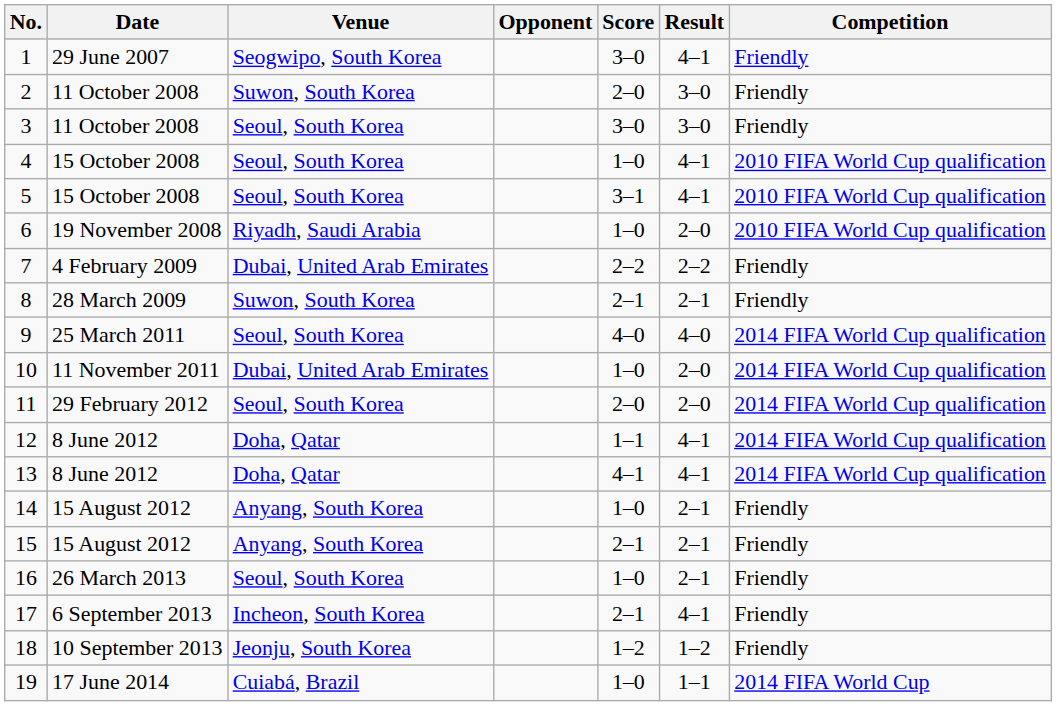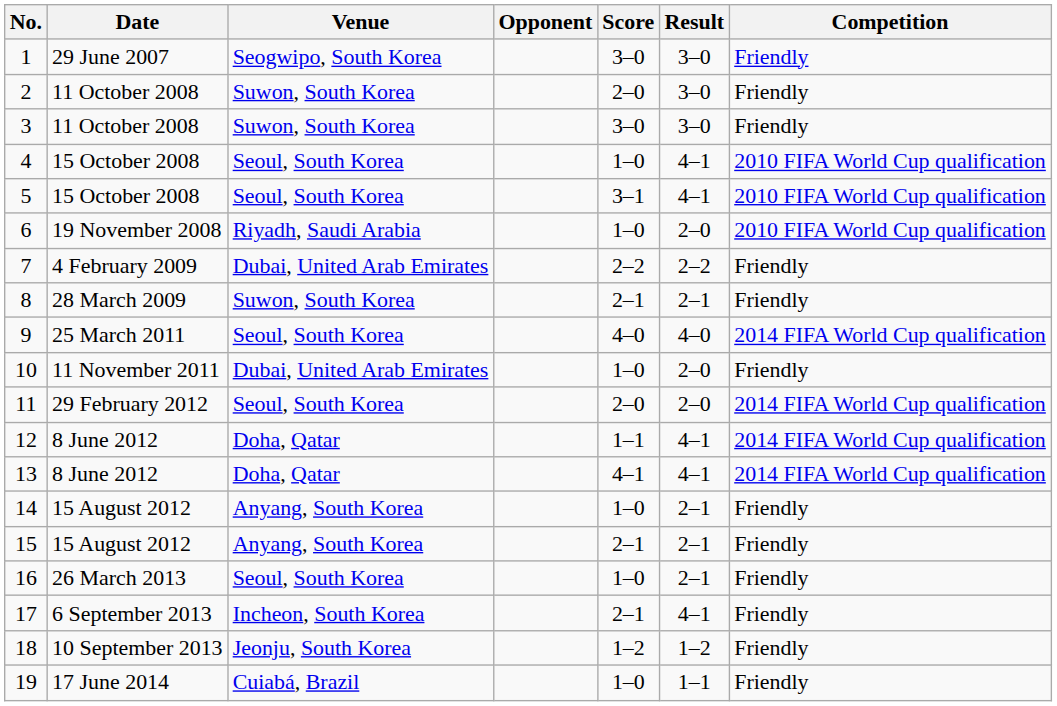(694, 56) 4–1 -> (694, 56) 3–0
(318, 126) Seoul, South Korea -> (324, 126) Suwon, South Korea
(890, 369) 2014 FIFA World Cup qualification -> (771, 369) Friendly
(832, 682) 2014 FIFA World Cup -> (771, 682) Friendly
